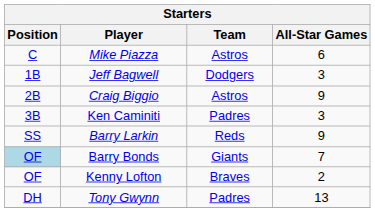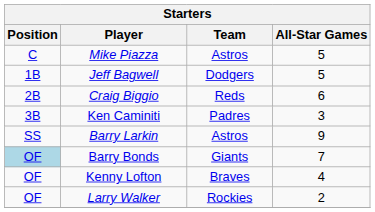(321, 55) 6 -> (321, 55) 5
(321, 75) 3 -> (321, 75) 5
(230, 95) Astros -> (230, 95) Reds
(321, 95) 9 -> (321, 95) 6
(230, 136) Reds -> (230, 136) Astros
(321, 177) 2 -> (321, 177) 4
+ row: (124, 197)
- row: (124, 197)
